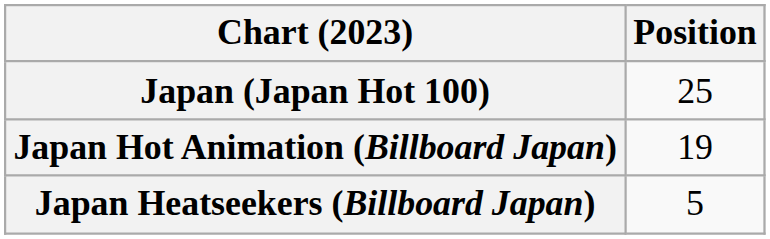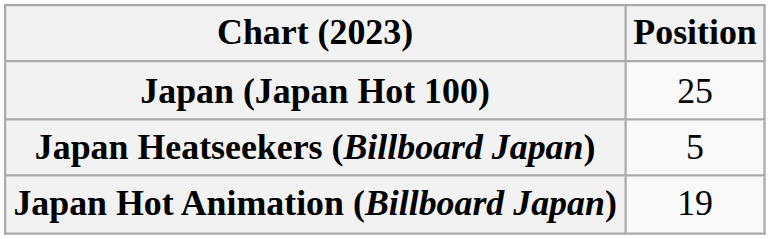rows swapped: (315, 203) <-> (315, 146)
